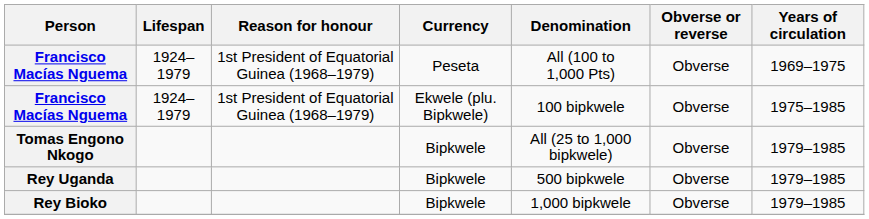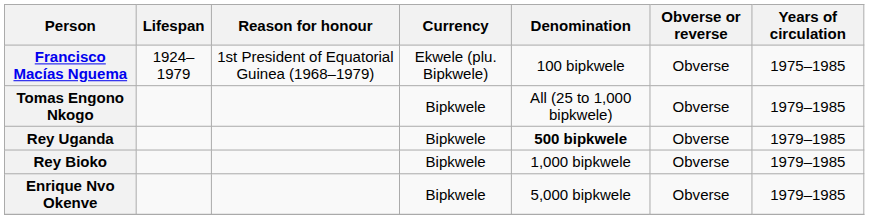- row: (70, 66)
(581, 179) normal -> (581, 139) bold
+ row: (70, 195)
